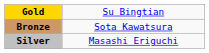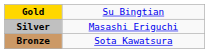rows swapped: (33, 42) <-> (33, 27)
